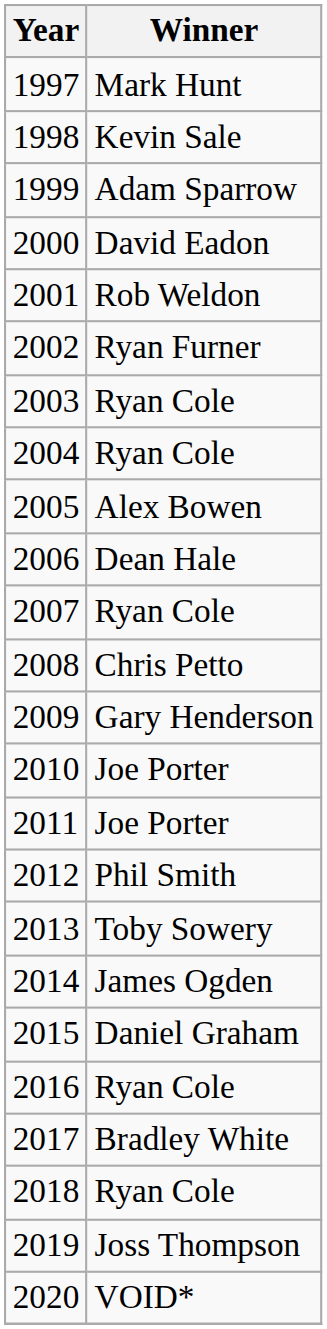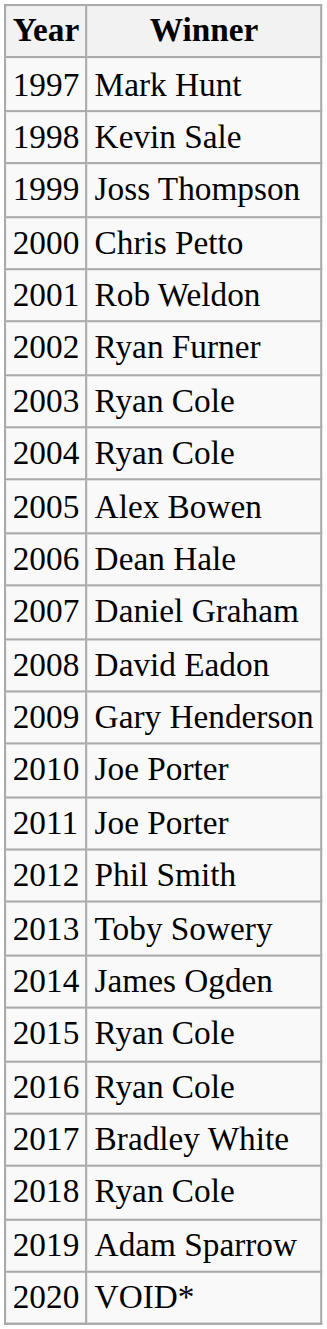(196, 189) Adam Sparrow -> (197, 189) Joss Thompson
(182, 242) David Eadon -> (169, 242) Chris Petto
(165, 611) Ryan Cole -> (197, 611) Daniel Graham
(169, 664) Chris Petto -> (182, 664) David Eadon
(197, 1033) Daniel Graham -> (165, 1033) Ryan Cole
(197, 1244) Joss Thompson -> (196, 1244) Adam Sparrow
